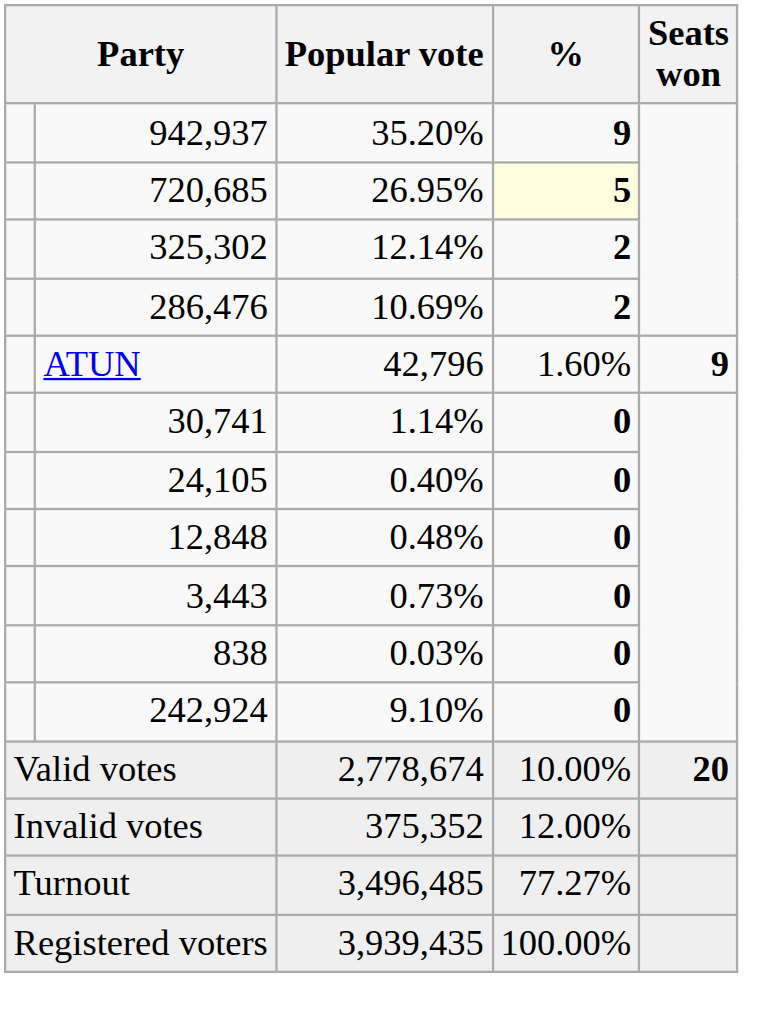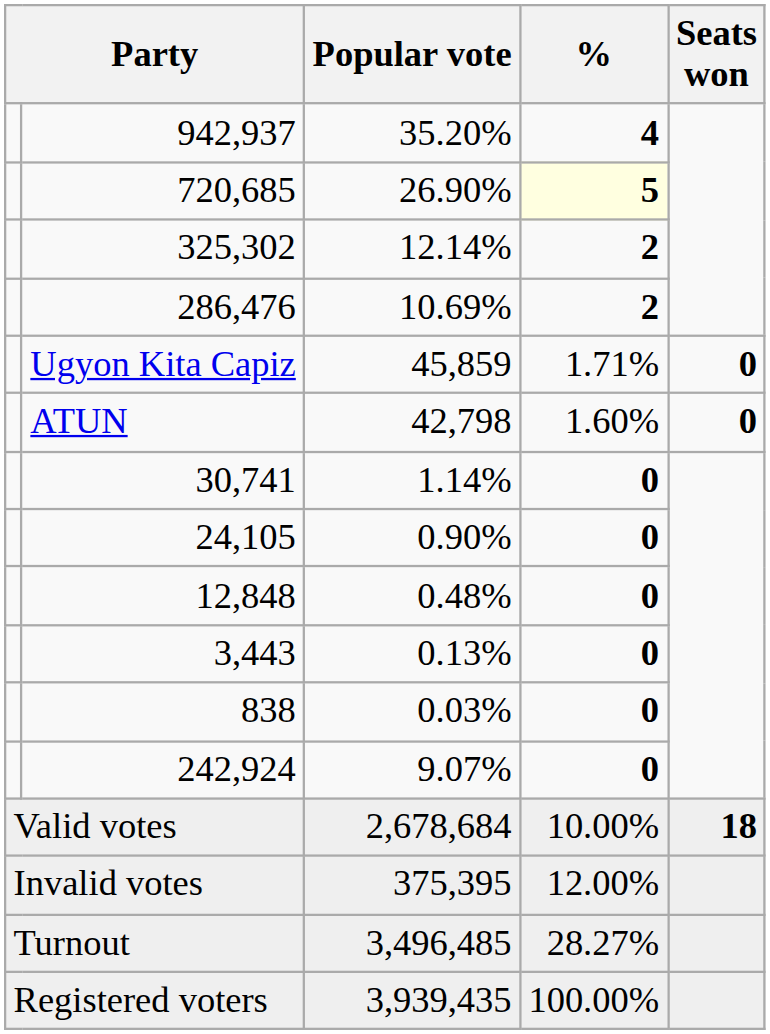(622, 132) 9 -> (650, 132) 4
(427, 190) 26.95% -> (455, 190) 26.90%
+ row: (163, 363)
(433, 363) 42,796 -> (461, 421) 42,798
(720, 363) 9 -> (748, 421) 0
(437, 479) 0.40% -> (464, 537) 0.90%
(437, 595) 0.73% -> (464, 653) 0.13%
(437, 710) 9.10% -> (464, 768) 9.07%
(411, 768) 2,778,674 -> (439, 826) 2,678,684
(711, 768) 20 -> (739, 826) 18
(424, 826) 375,352 -> (452, 884) 375,395
(575, 884) 77.27% -> (603, 942) 28.27%
